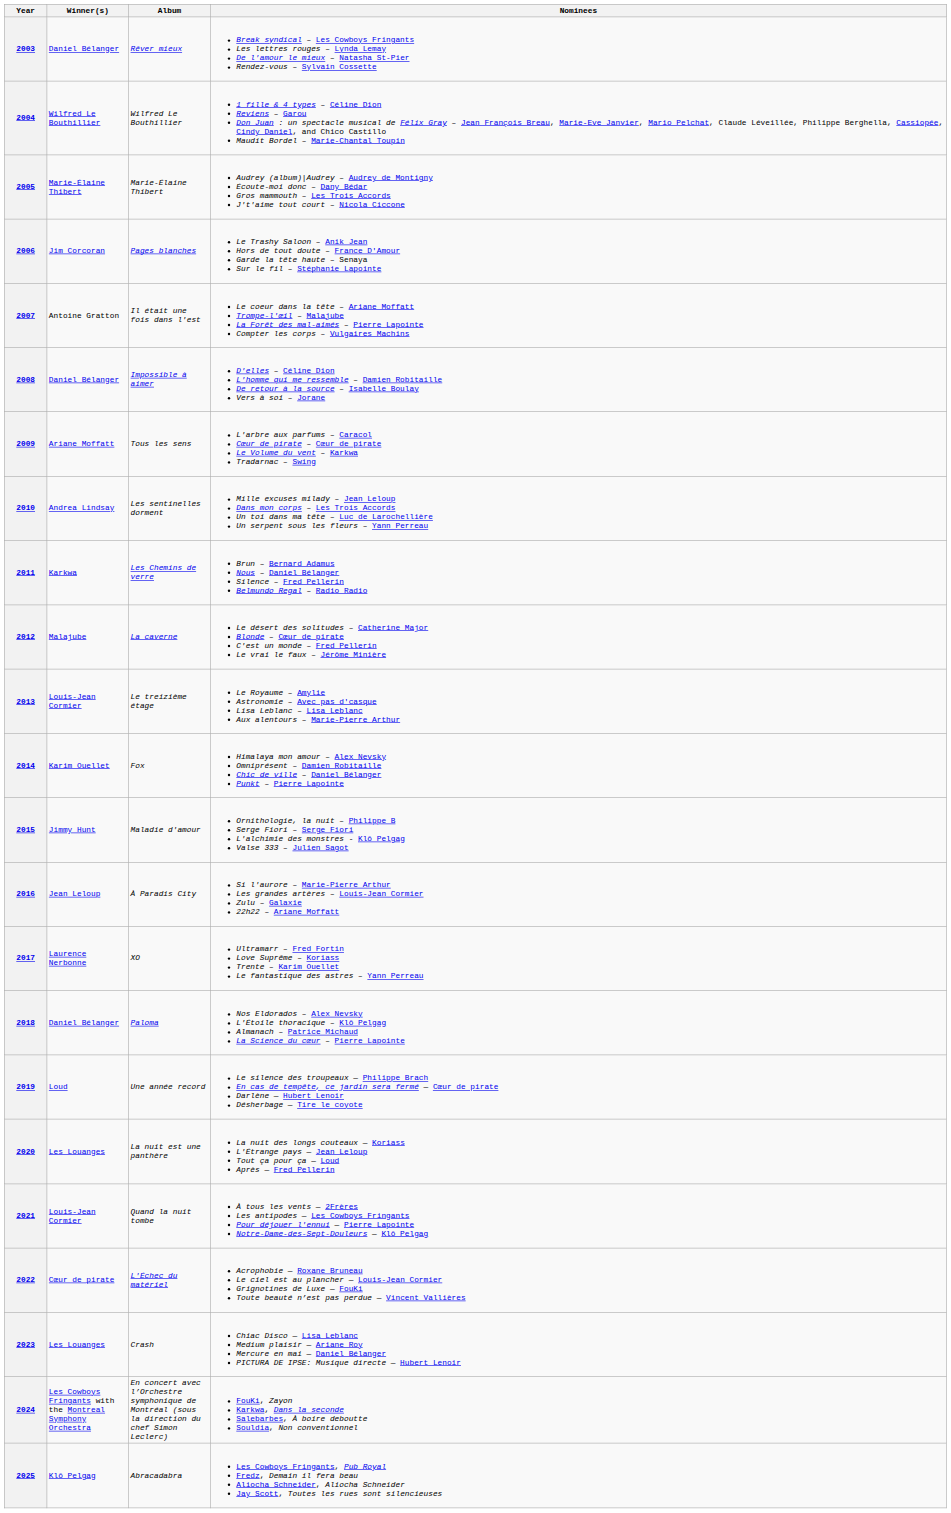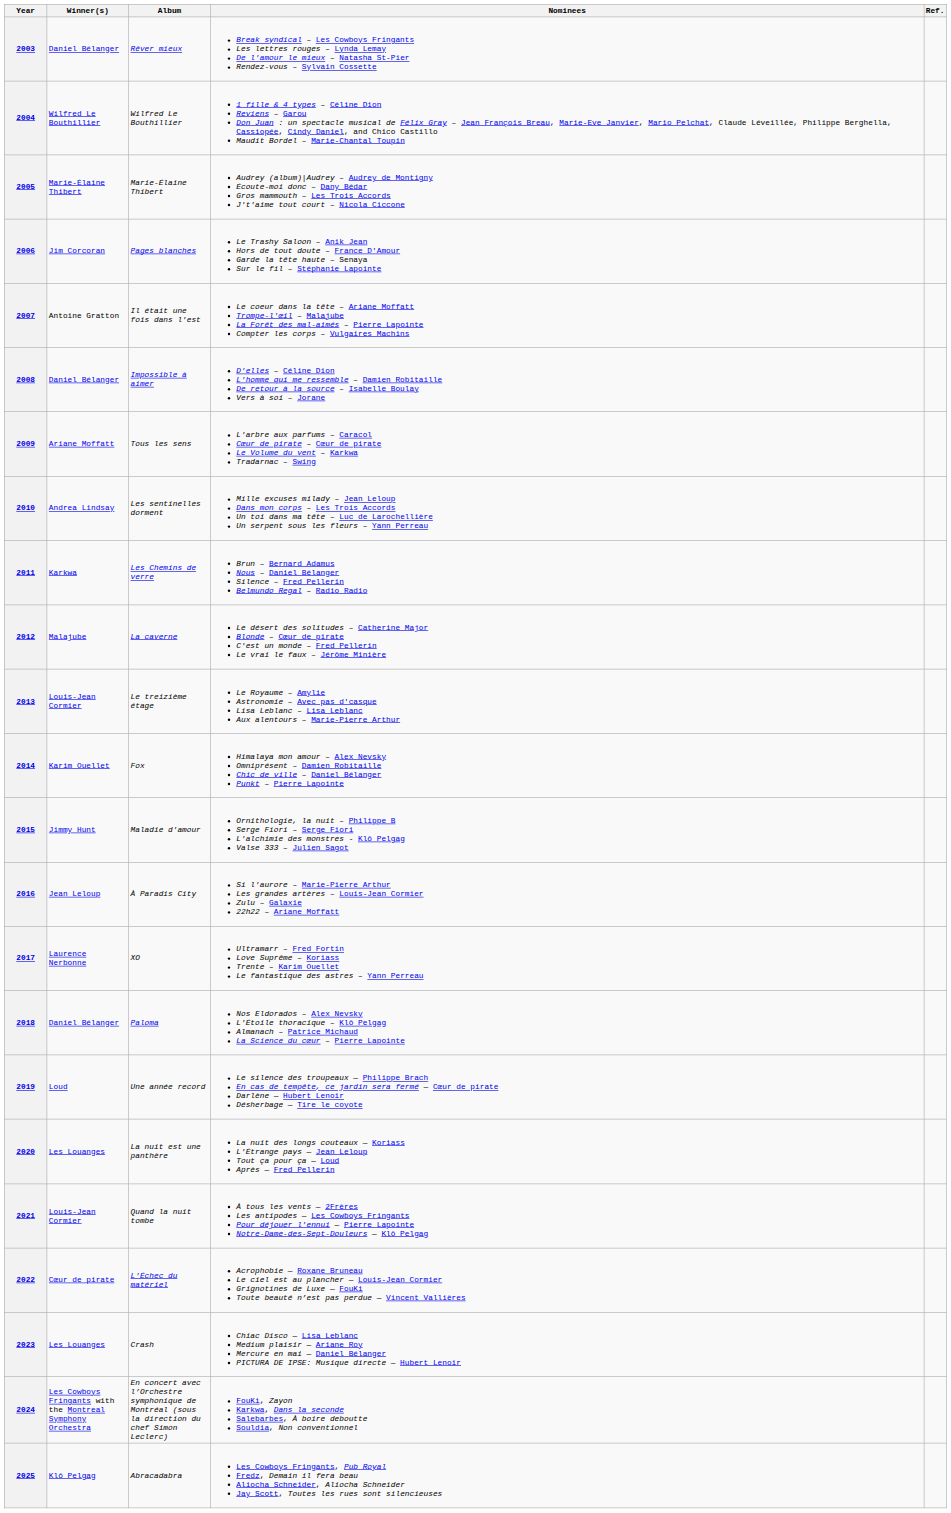+ column: (935, 11)
